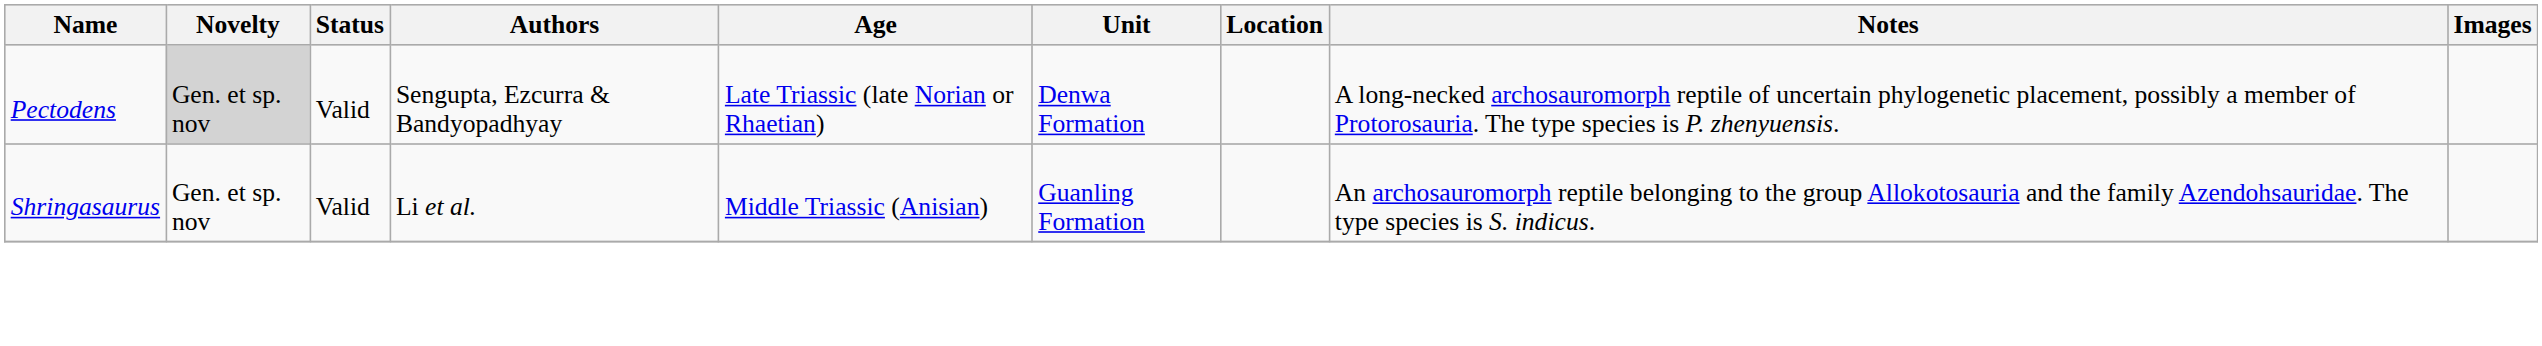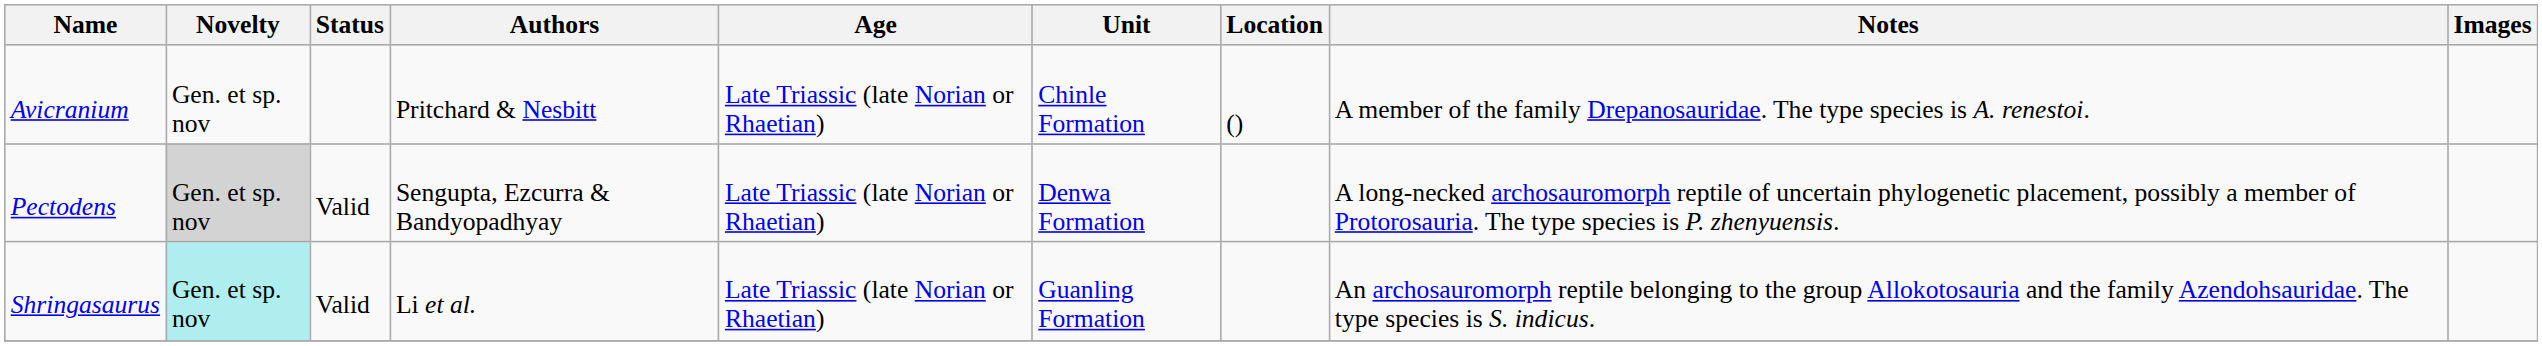+ row: (70, 108)
(227, 206) no background -> (227, 304) paleturquoise background
(856, 206) Middle Triassic (Anisian) -> (869, 304) Late Triassic (late Norian or Rhaetian)
